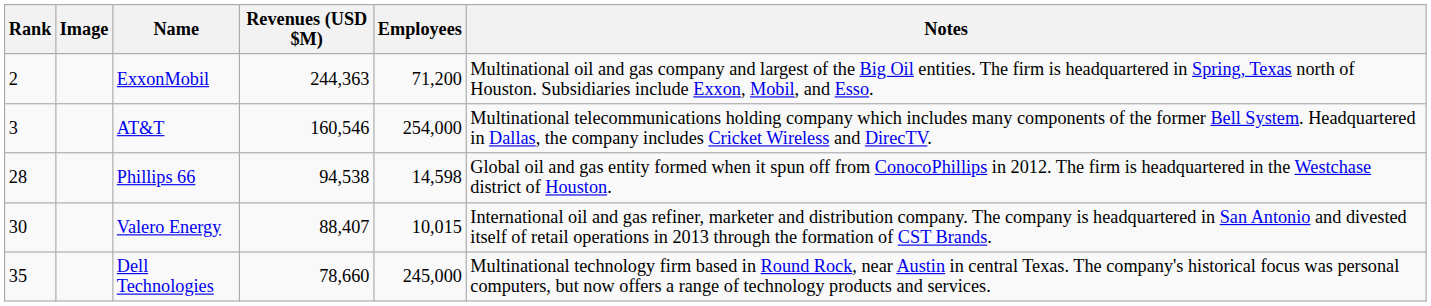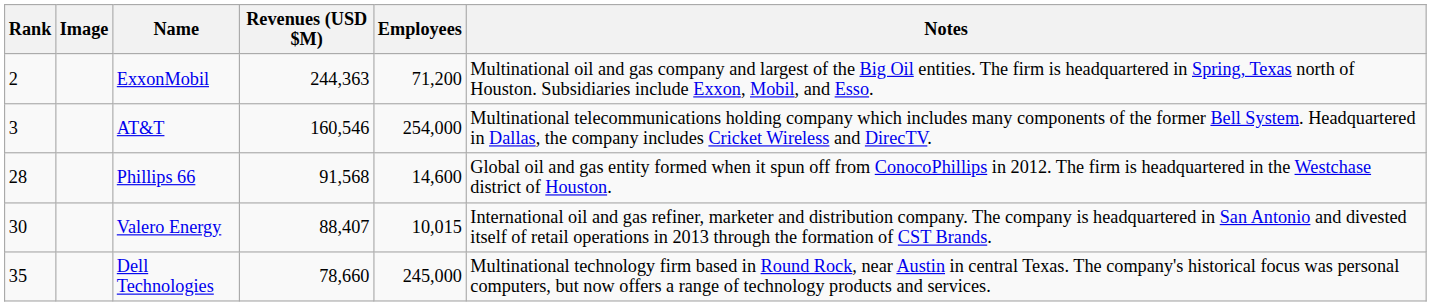(344, 177) 94,538 -> (344, 177) 91,568
(437, 177) 14,598 -> (437, 177) 14,600
